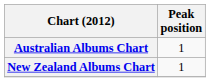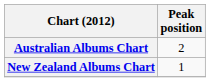(181, 47) 1 -> (181, 47) 2
